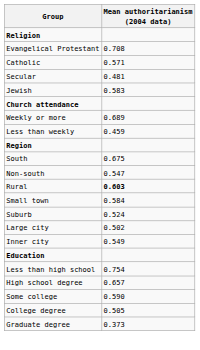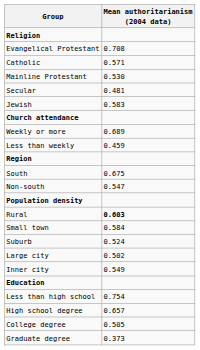+ row: (47, 77)
+ row: (44, 200)
- row: (32, 297)
